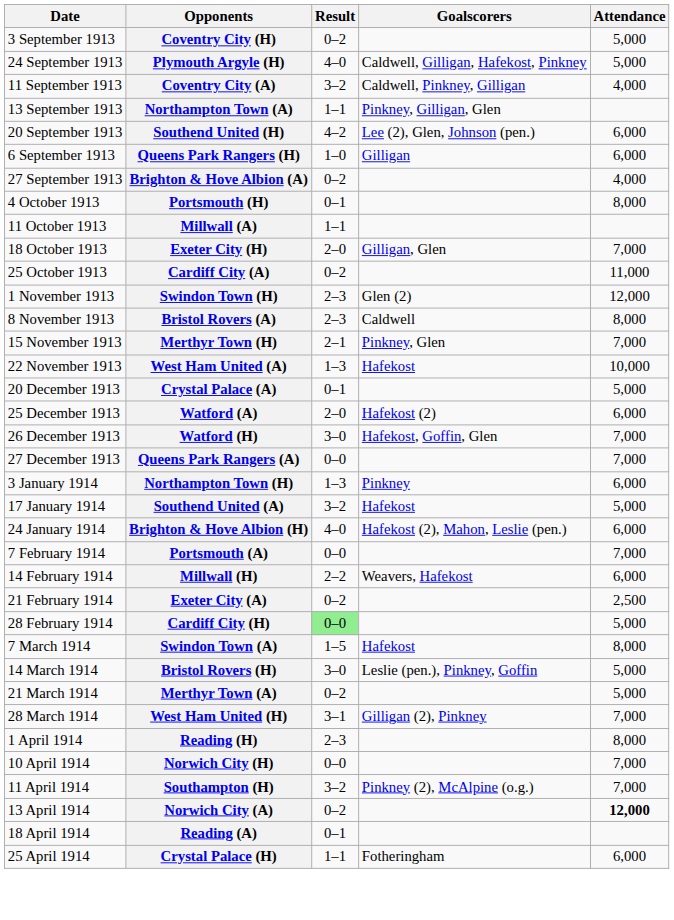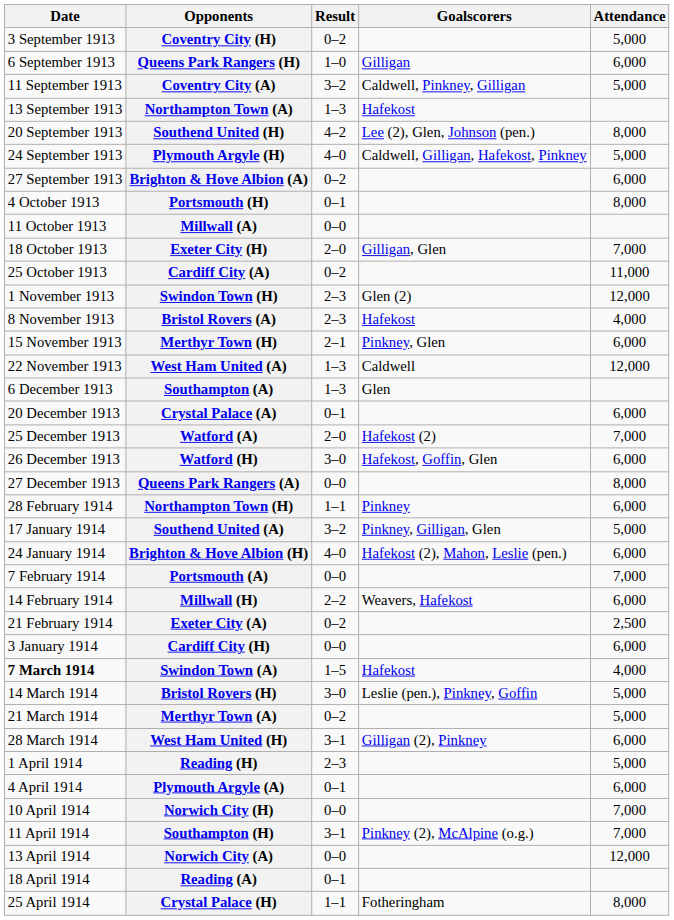rows swapped: (219, 156) <-> (219, 62)
(629, 86) 4,000 -> (629, 86) 5,000
(335, 109) 1–1 -> (335, 109) 1–3
(431, 109) Pinkney, Gilligan, Glen -> (388, 109) Hafekost
(629, 132) 6,000 -> (629, 132) 8,000
(629, 179) 4,000 -> (629, 179) 6,000
(335, 226) 1–1 -> (335, 226) 0–0
(388, 319) Caldwell -> (388, 319) Hafekost
(629, 319) 8,000 -> (629, 319) 4,000
(629, 343) 7,000 -> (629, 343) 6,000
(388, 366) Hafekost -> (388, 366) Caldwell
(629, 366) 10,000 -> (629, 366) 12,000
+ row: (219, 389)
(629, 389) 5,000 -> (629, 413) 6,000
(629, 413) 6,000 -> (629, 436) 7,000
(629, 436) 7,000 -> (629, 459) 6,000
(629, 459) 7,000 -> (629, 483) 8,000
(53, 483) 3 January 1914 -> (60, 506) 28 February 1914
(335, 483) 1–3 -> (335, 506) 1–1
(388, 506) Hafekost -> (431, 529) Pinkney, Gilligan, Glen
(60, 623) 28 February 1914 -> (53, 646) 3 January 1914
(335, 623) lightgreen background -> (335, 646) no background
(629, 623) 5,000 -> (629, 646) 6,000
(49, 646) normal -> (51, 669) bold
(629, 646) 8,000 -> (629, 669) 4,000
(629, 716) 7,000 -> (629, 739) 6,000
(629, 739) 8,000 -> (629, 763) 5,000
+ row: (219, 786)
(335, 786) 3–2 -> (335, 833) 3–1
(335, 809) 0–2 -> (335, 856) 0–0
(629, 809) bold -> (629, 856) normal
(629, 856) 6,000 -> (629, 903) 8,000
